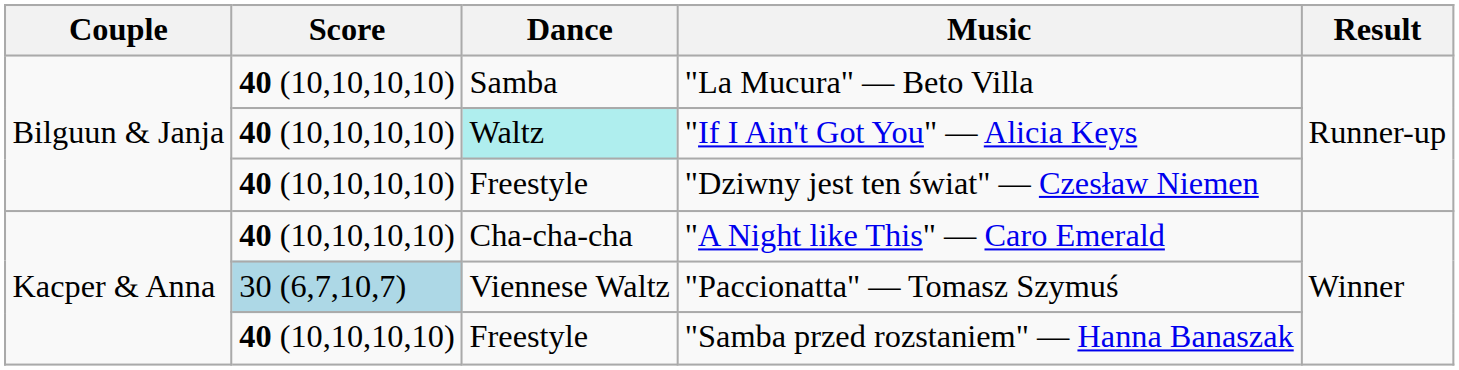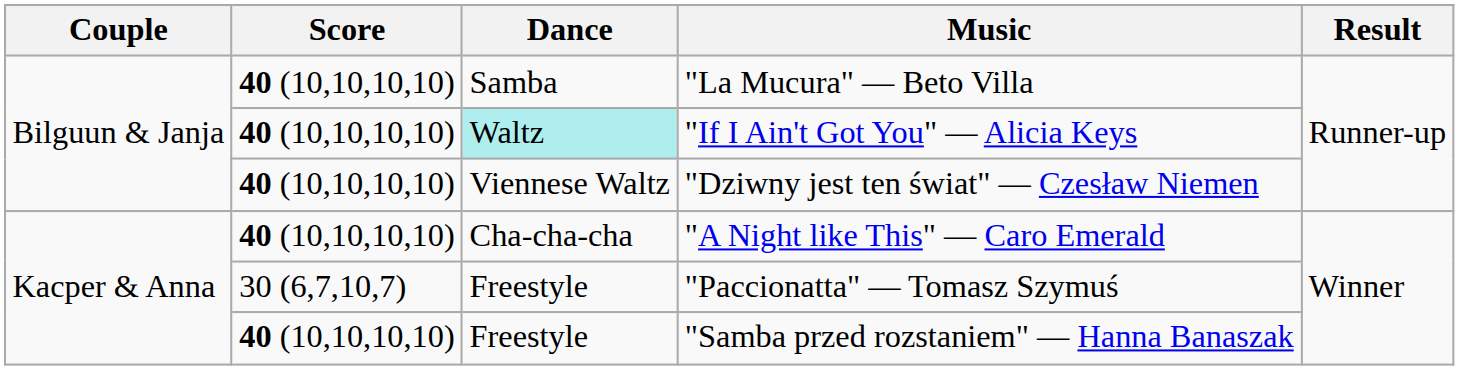(529, 183) Freestyle -> (570, 183) Viennese Waltz
(323, 286) lightblue background -> (323, 286) no background
(570, 286) Viennese Waltz -> (529, 286) Freestyle
